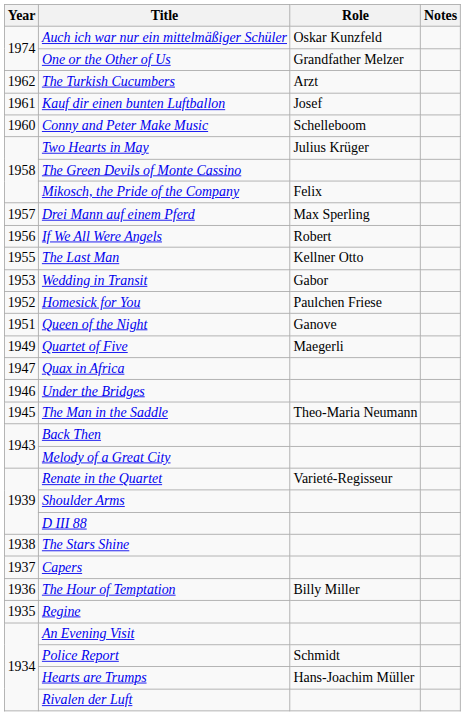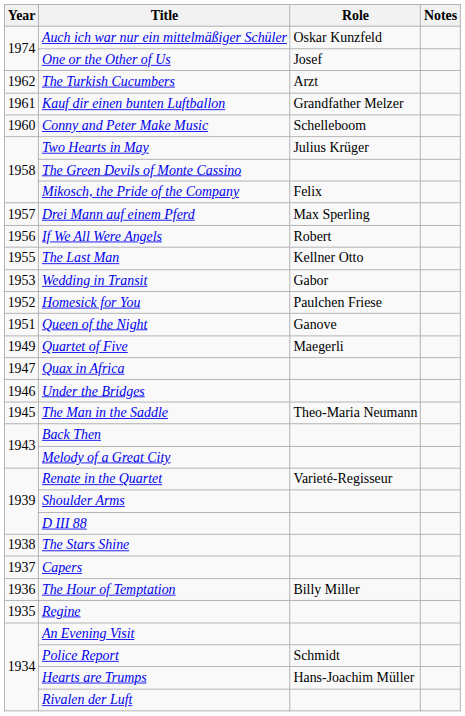(348, 59) Grandfather Melzer -> (308, 59) Josef
(308, 103) Josef -> (348, 103) Grandfather Melzer
